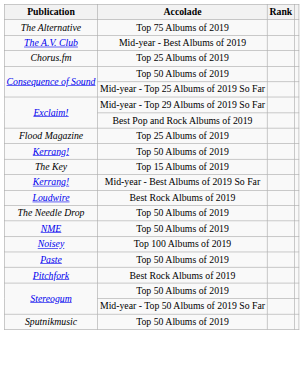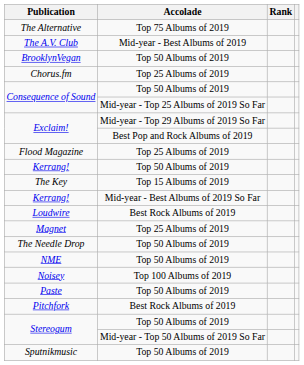+ row: (51, 58)
+ row: (51, 228)
